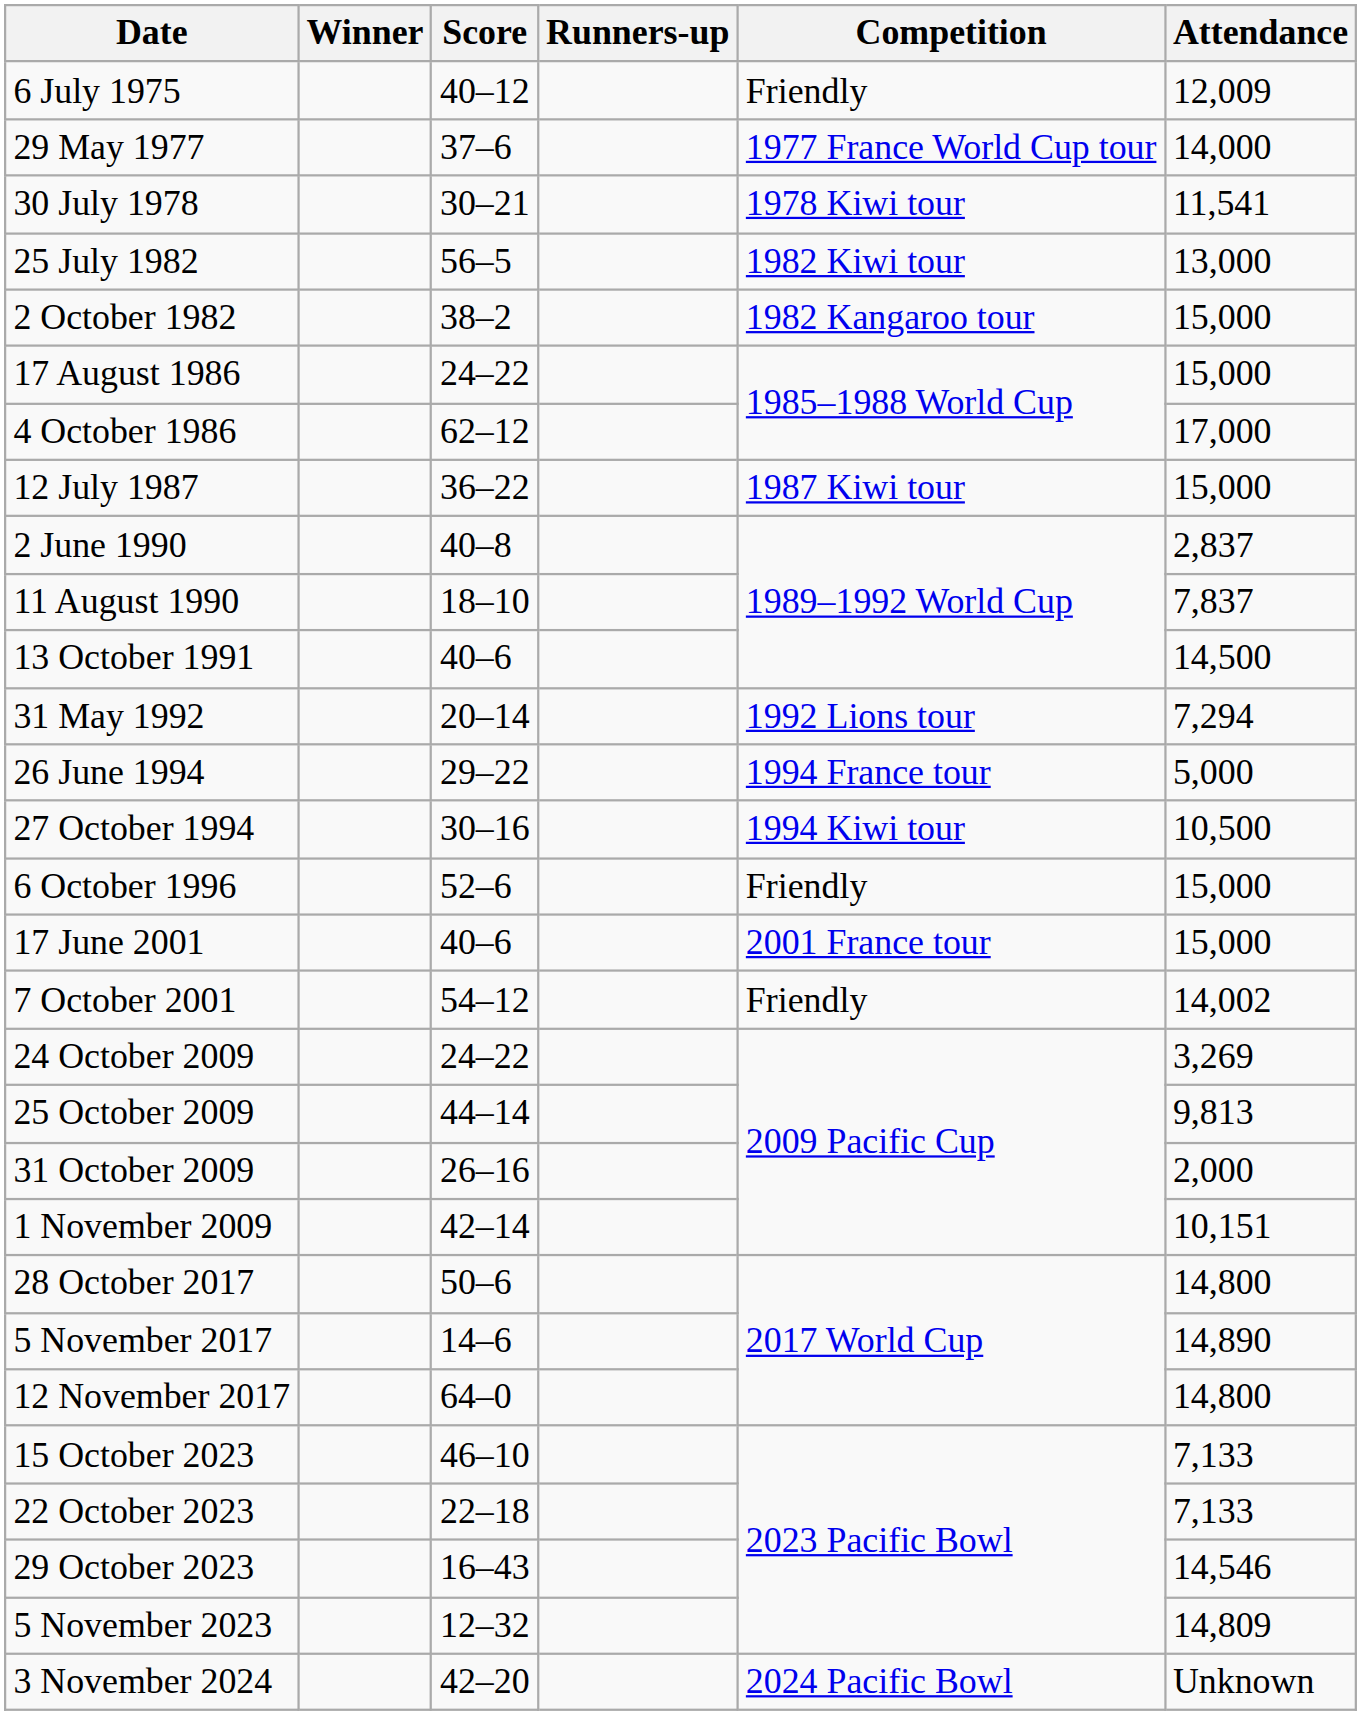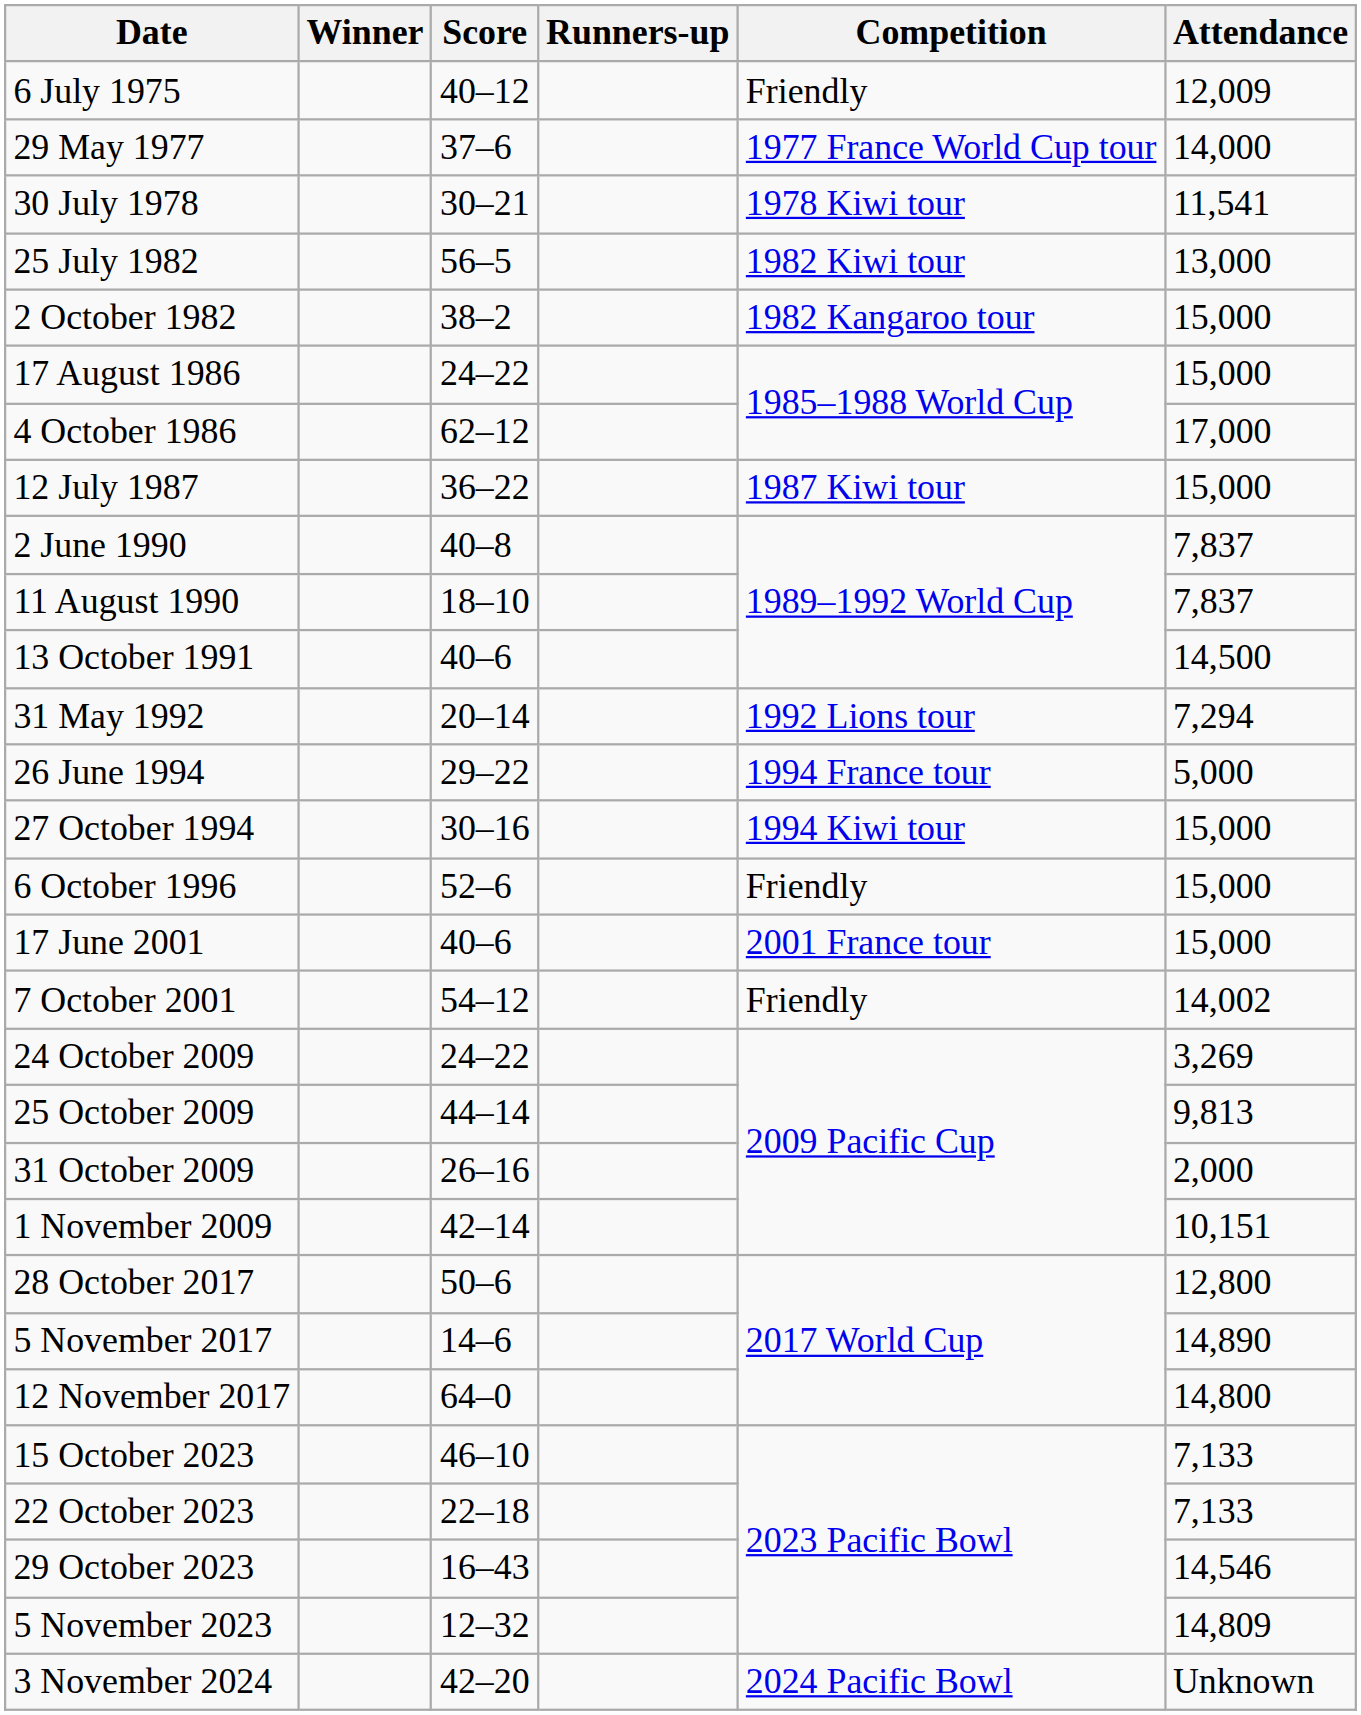(1213, 544) 2,837 -> (1213, 544) 7,837
(1222, 828) 10,500 -> (1222, 828) 15,000
(1222, 1283) 14,800 -> (1222, 1283) 12,800
